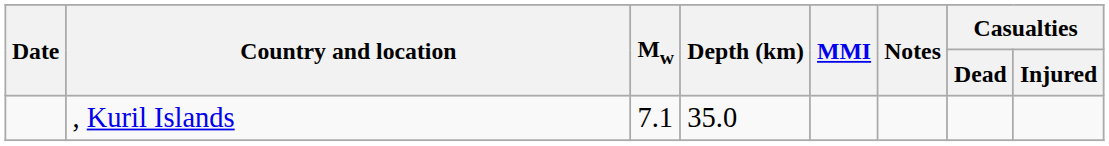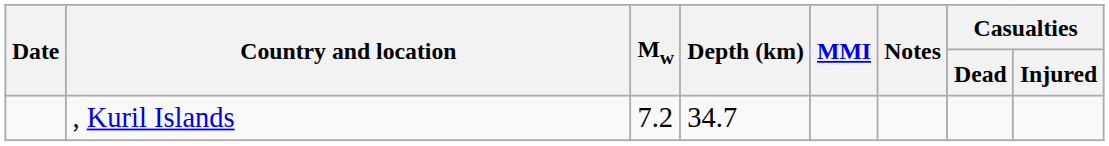(655, 117) 7.1 -> (655, 117) 7.2
(712, 117) 35.0 -> (712, 117) 34.7
